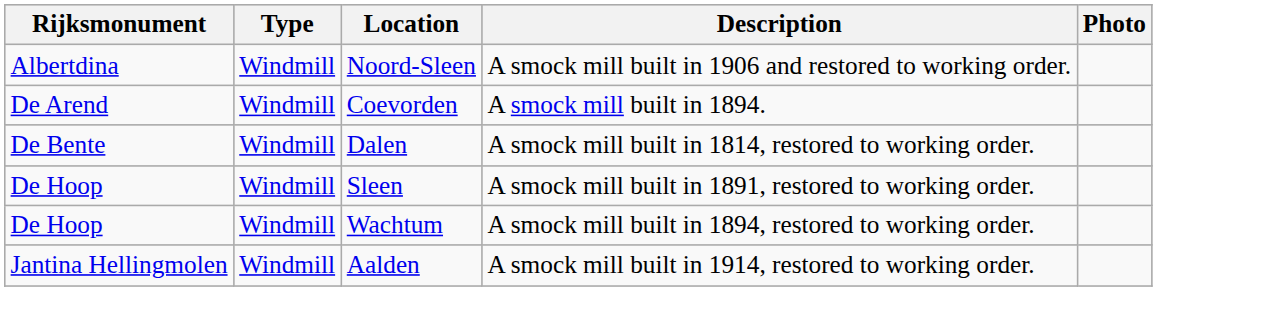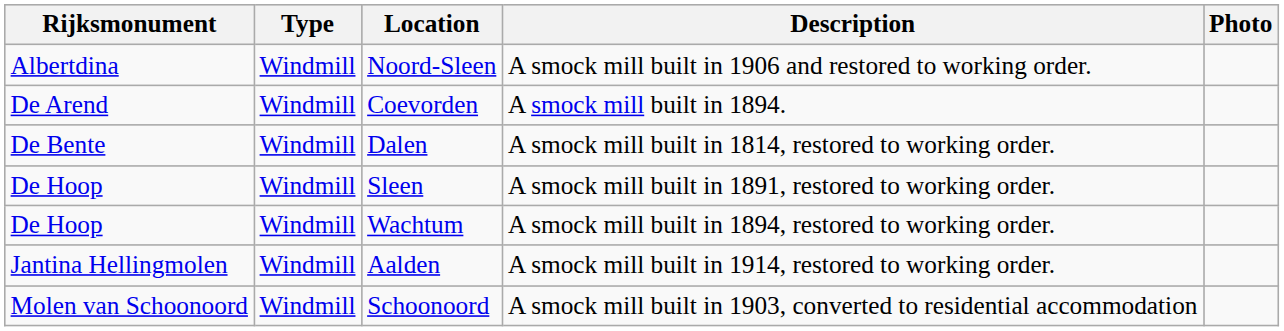+ row: (428, 305)
